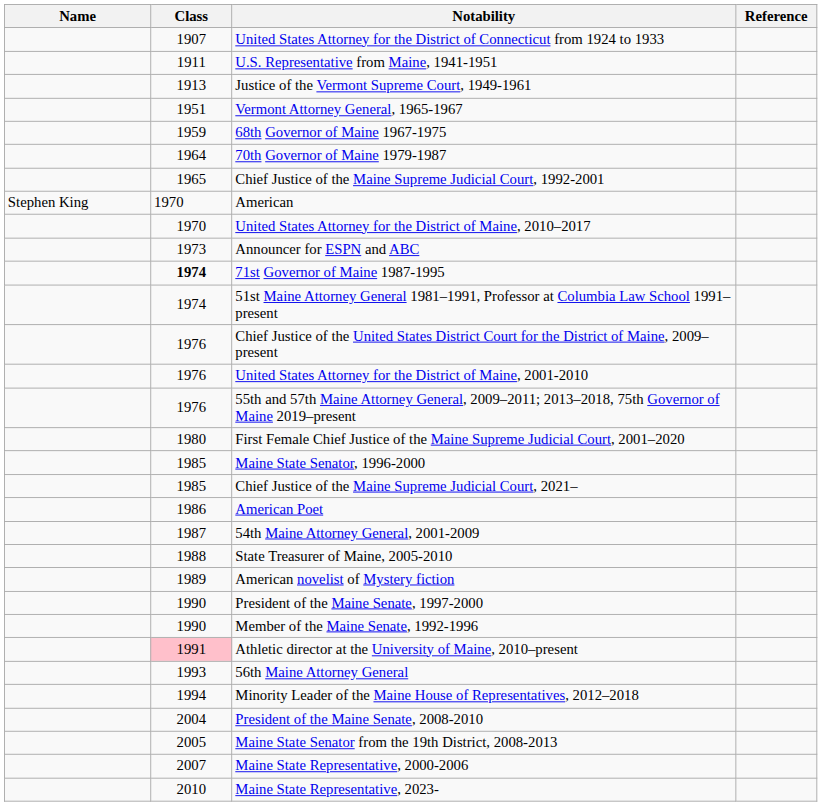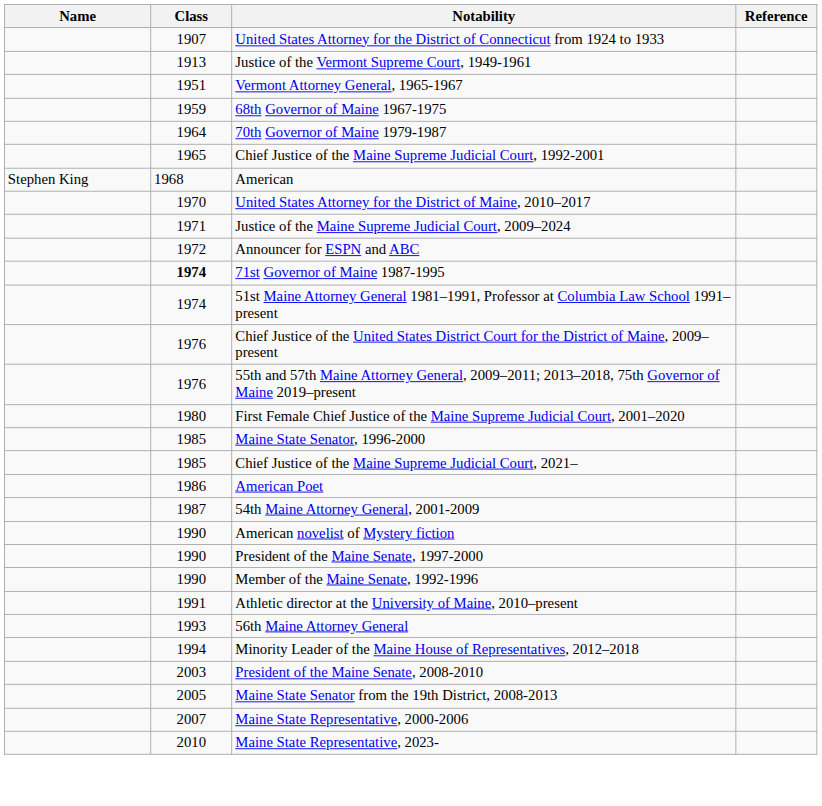- row: (366, 62)
(169, 202) 1970 -> (169, 179) 1968
+ row: (403, 226)
(191, 249) 1973 -> (191, 249) 1972
- row: (412, 376)
- row: (344, 556)
(191, 579) 1989 -> (191, 532) 1990
(191, 649) pink background -> (191, 602) no background
(191, 719) 2004 -> (191, 672) 2003
